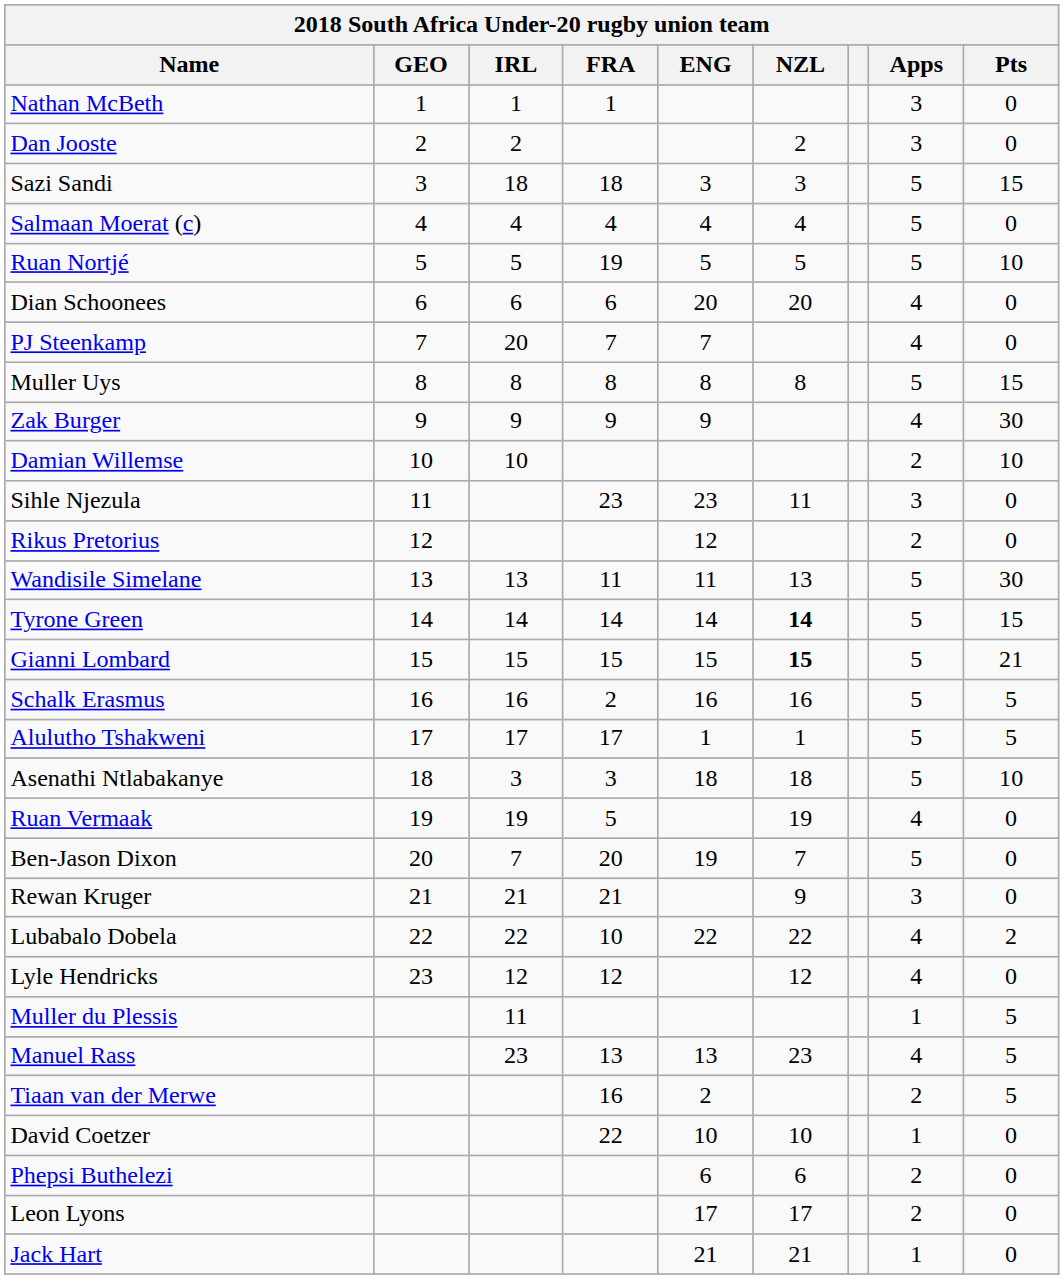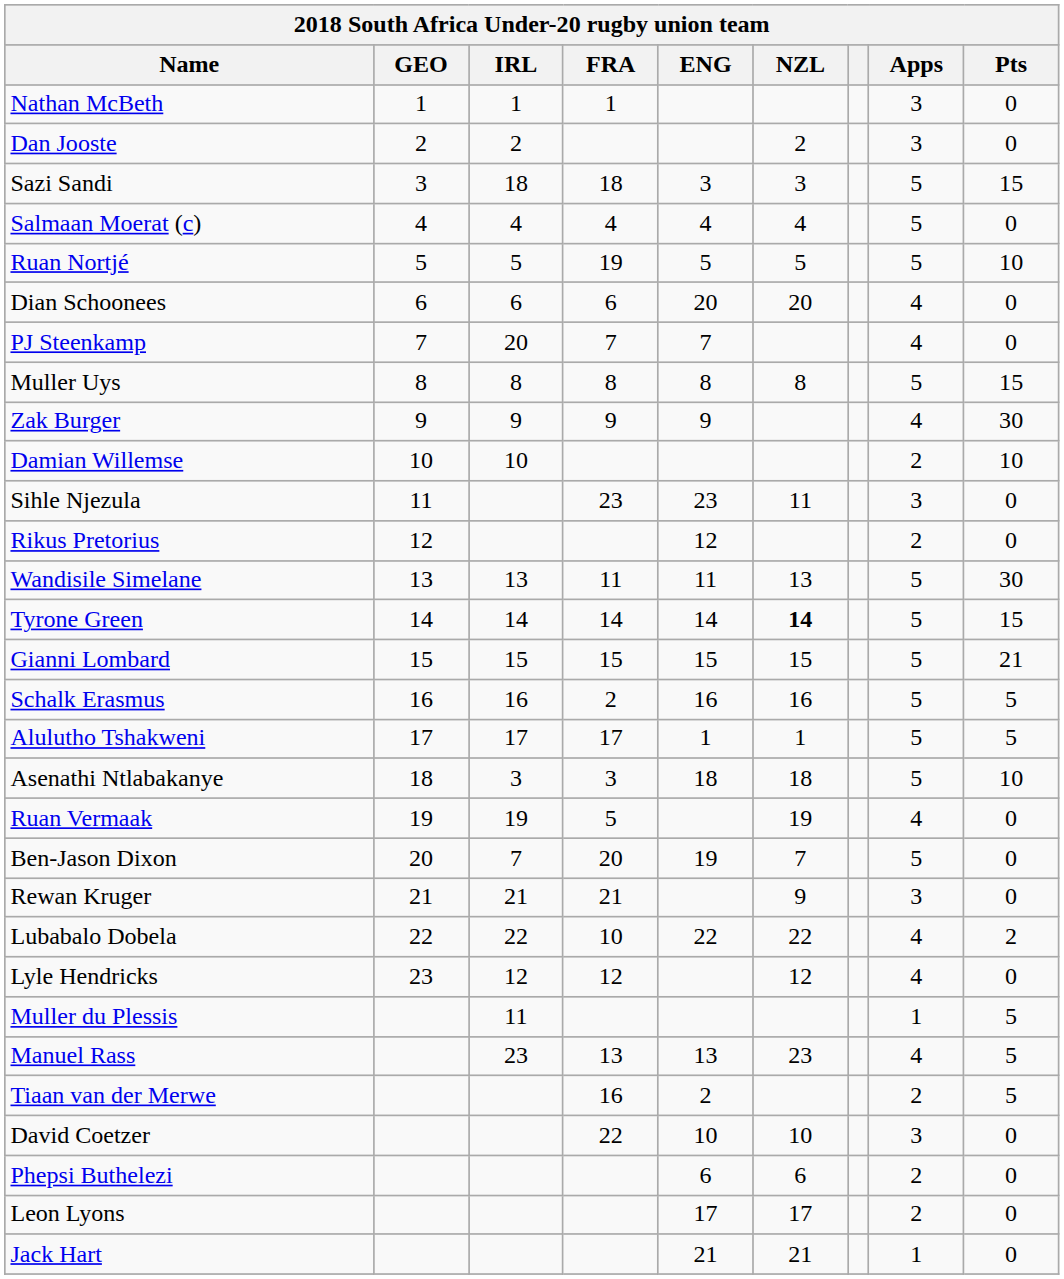(800, 659) bold -> (800, 659) normal
(916, 1135) 1 -> (916, 1135) 3
